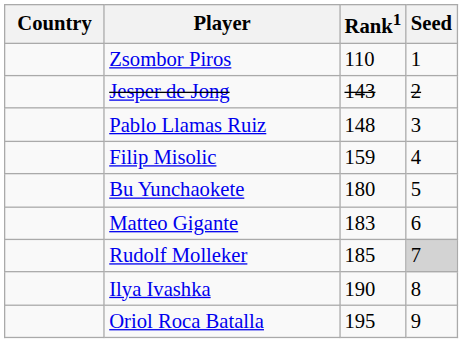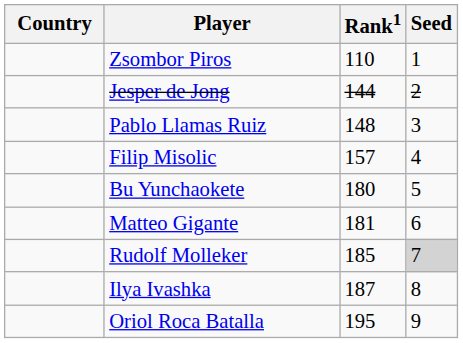(360, 91) 143 -> (360, 91) 144
(360, 157) 159 -> (360, 157) 157
(360, 222) 183 -> (360, 222) 181
(360, 288) 190 -> (360, 288) 187
